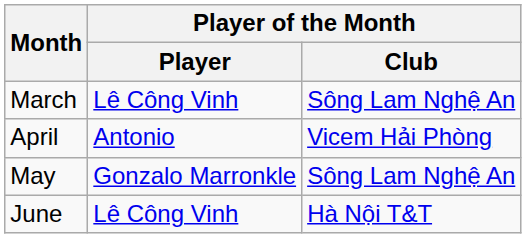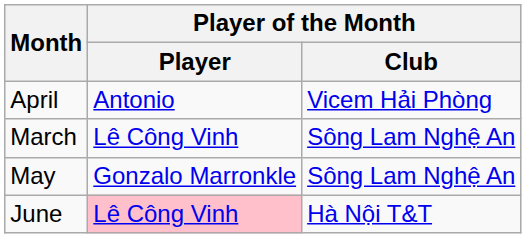rows swapped: (44, 99) <-> (34, 137)
(166, 213) no background -> (166, 213) pink background
